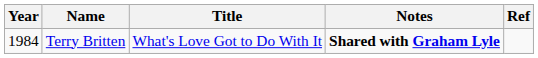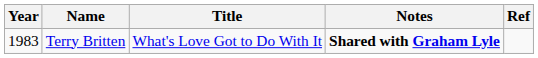(23, 41) 1984 -> (23, 41) 1983
